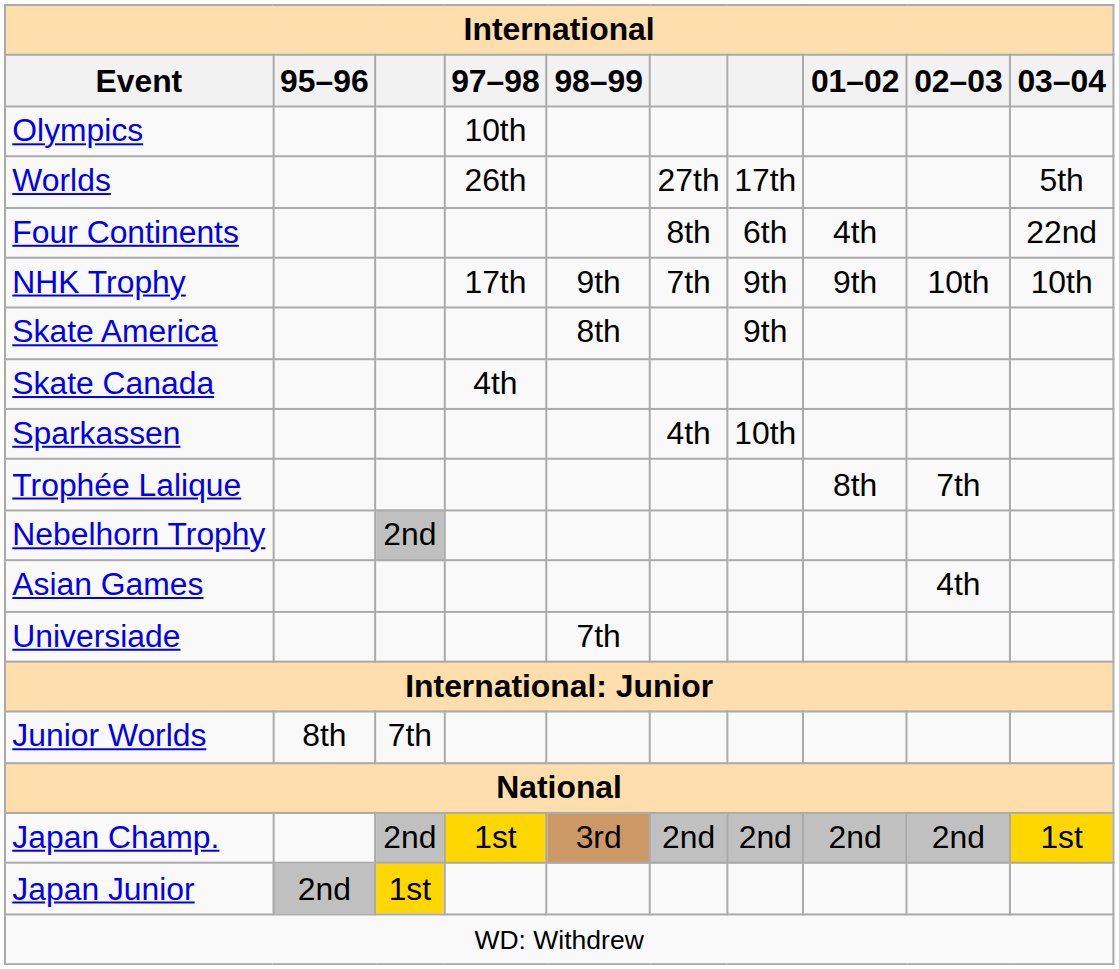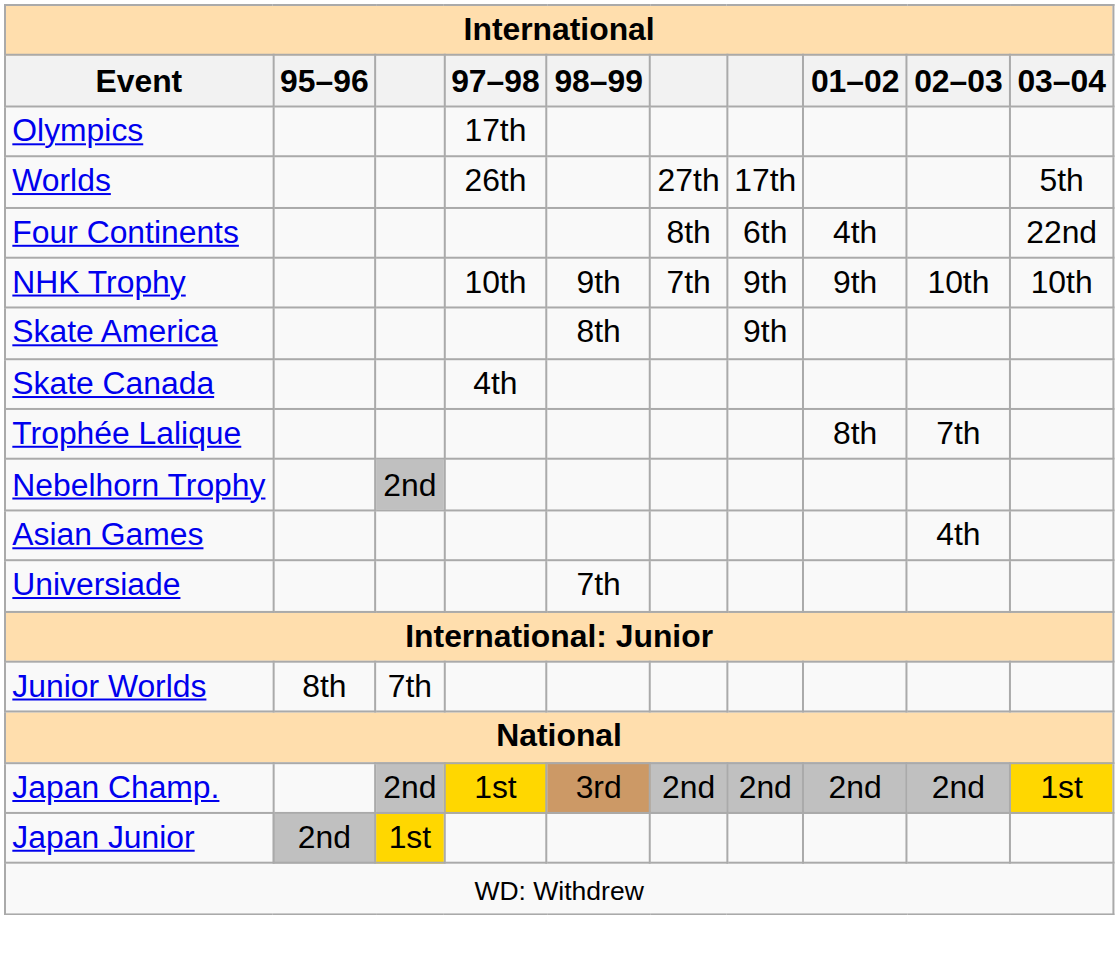(495, 130) 10th -> (495, 130) 17th
(495, 282) 17th -> (495, 282) 10th
- row: (96, 433)
